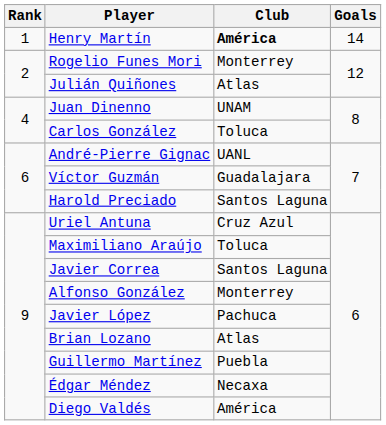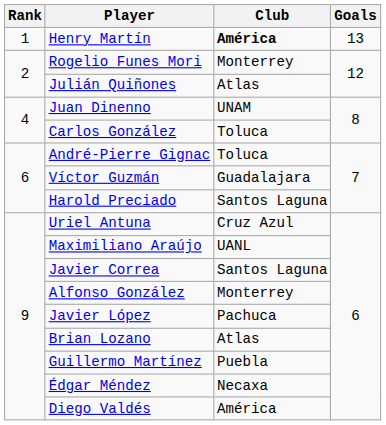(356, 39) 14 -> (356, 39) 13
(234, 155) UANL -> (243, 155) Toluca
(243, 247) Toluca -> (234, 247) UANL
